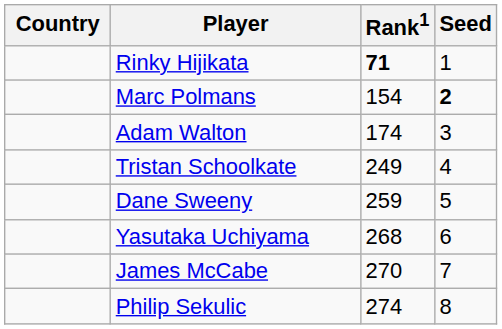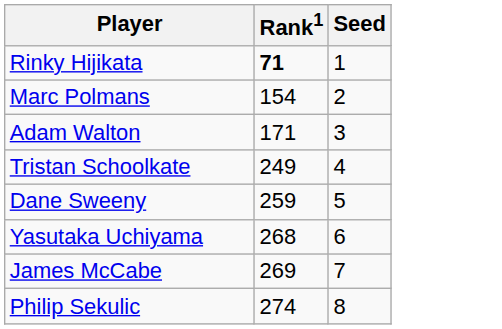- column: (58, 24)
(446, 97) bold -> (340, 97) normal
(384, 132) 174 -> (278, 132) 171
(384, 271) 270 -> (278, 271) 269
